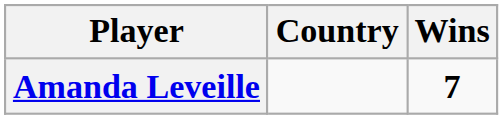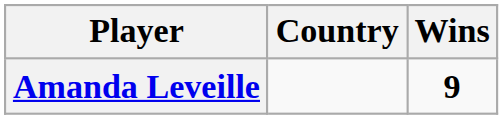(452, 85) 7 -> (452, 85) 9
